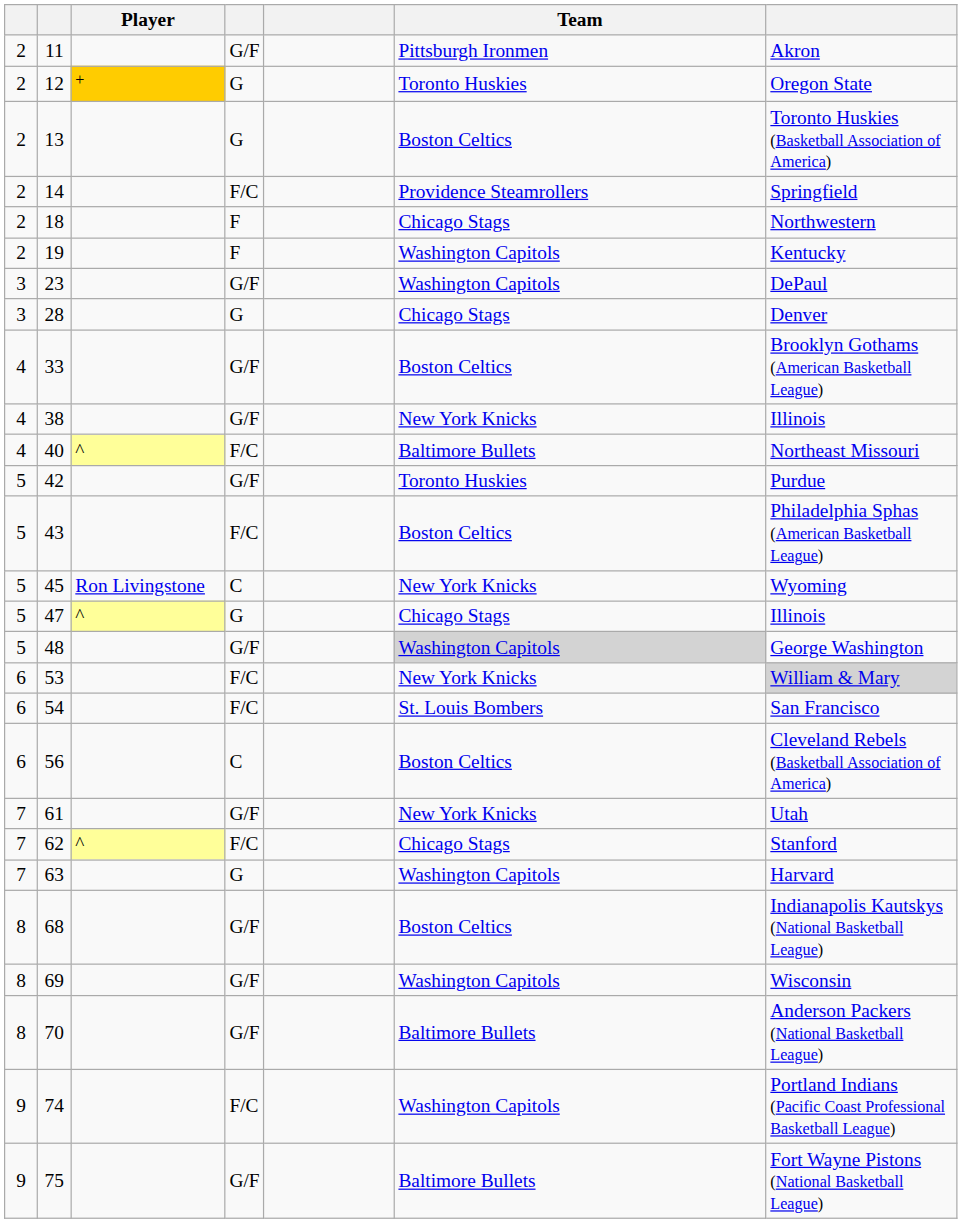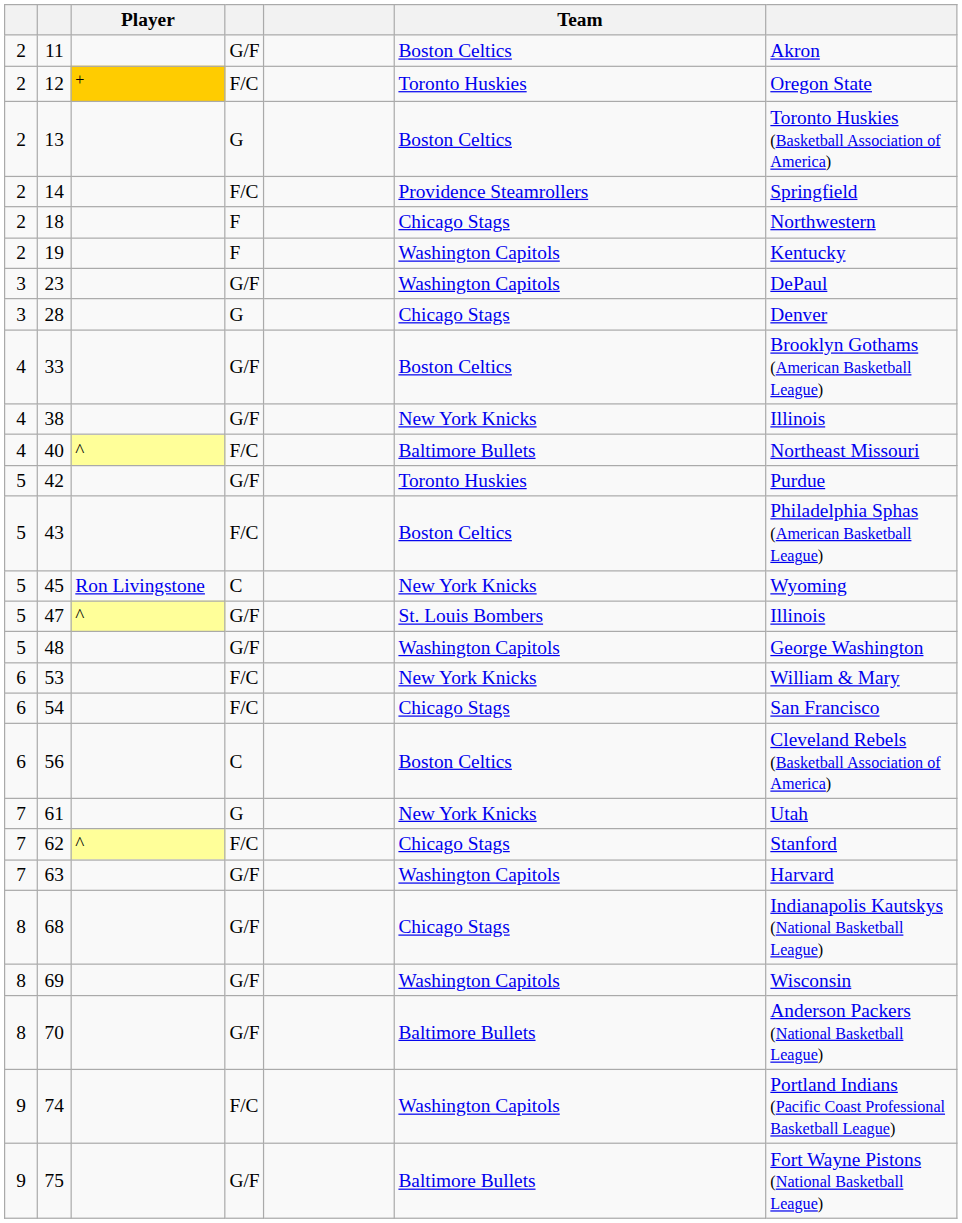(473, 50) Pittsburgh Ironmen -> (455, 50) Boston Celtics
(236, 83) G -> (244, 83) F/C
(236, 616) G -> (245, 616) G/F
(454, 616) Chicago Stags -> (471, 616) St. Louis Bombers
(479, 647) lightgrey background -> (479, 647) no background
(835, 677) lightgrey background -> (835, 677) no background
(471, 708) St. Louis Bombers -> (454, 708) Chicago Stags
(245, 813) G/F -> (236, 813) G
(236, 874) G -> (245, 874) G/F
(455, 927) Boston Celtics -> (454, 927) Chicago Stags
